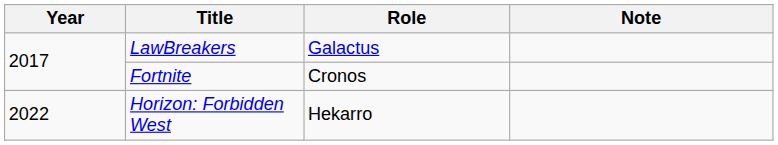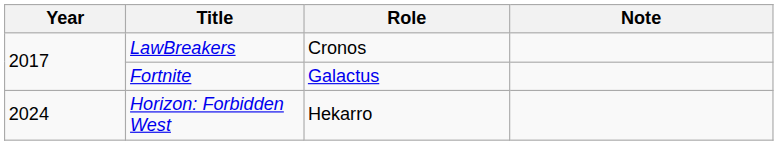(344, 47) Galactus -> (337, 47) Cronos
(337, 76) Cronos -> (344, 76) Galactus
(29, 115) 2022 -> (29, 115) 2024
